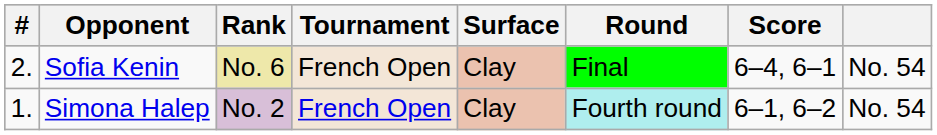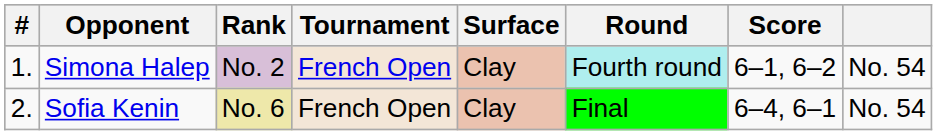rows swapped: (127, 108) <-> (112, 66)
